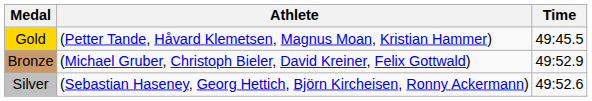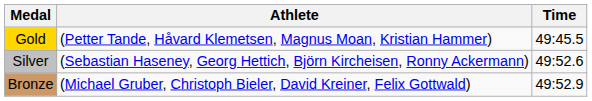rows swapped: (31, 84) <-> (31, 61)
